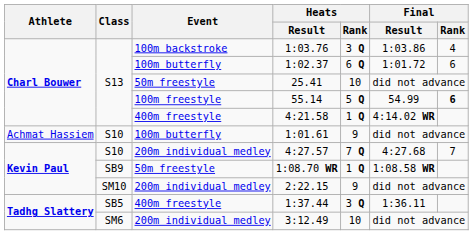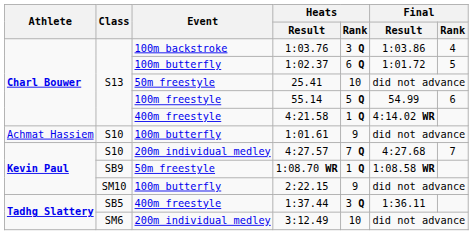(453, 65) 6 -> (453, 65) 5
(453, 99) bold -> (453, 99) normal
(203, 186) 200m individual medley -> (178, 186) 100m butterfly
